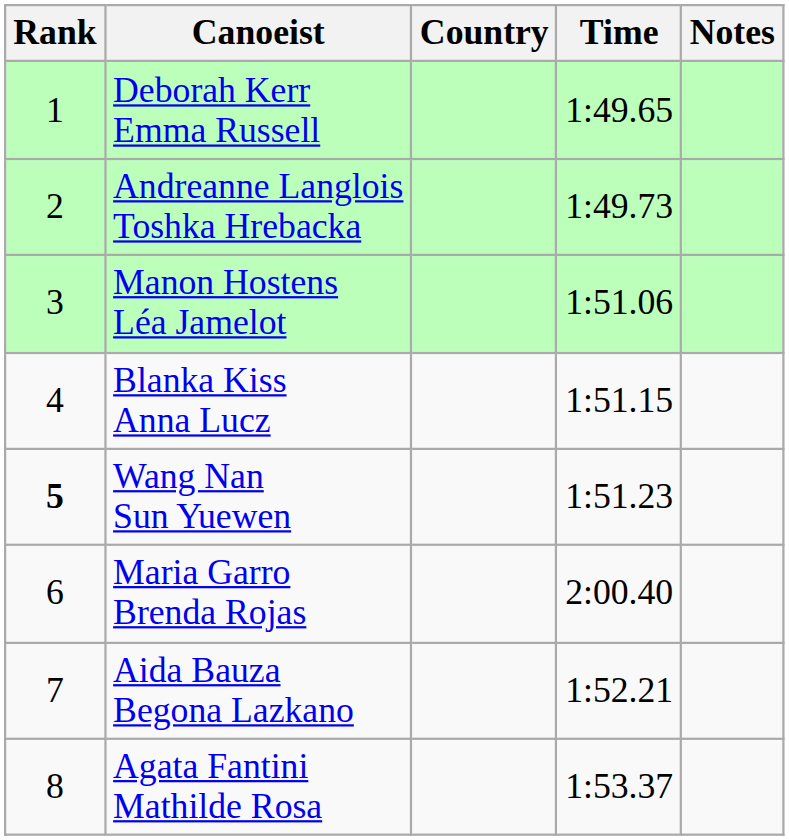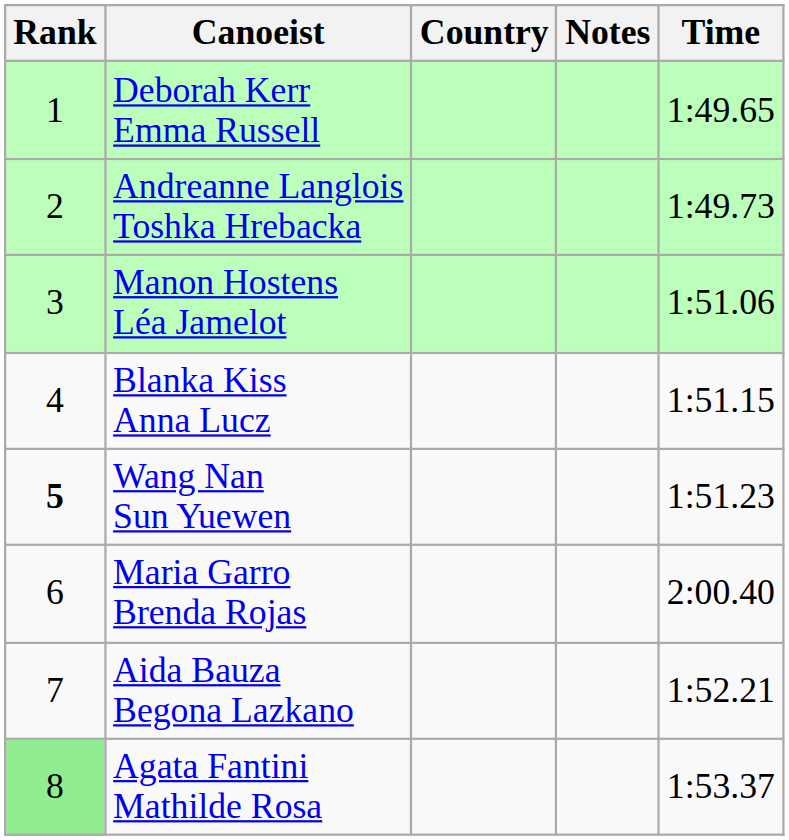columns swapped: (619, 32) <-> (732, 32)
(55, 786) no background -> (55, 786) lightgreen background
